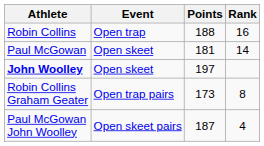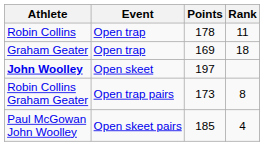(205, 32) 188 -> (205, 32) 178
(243, 32) 16 -> (243, 32) 11
+ row: (48, 51)
- row: (47, 51)
(205, 126) 187 -> (205, 126) 185
